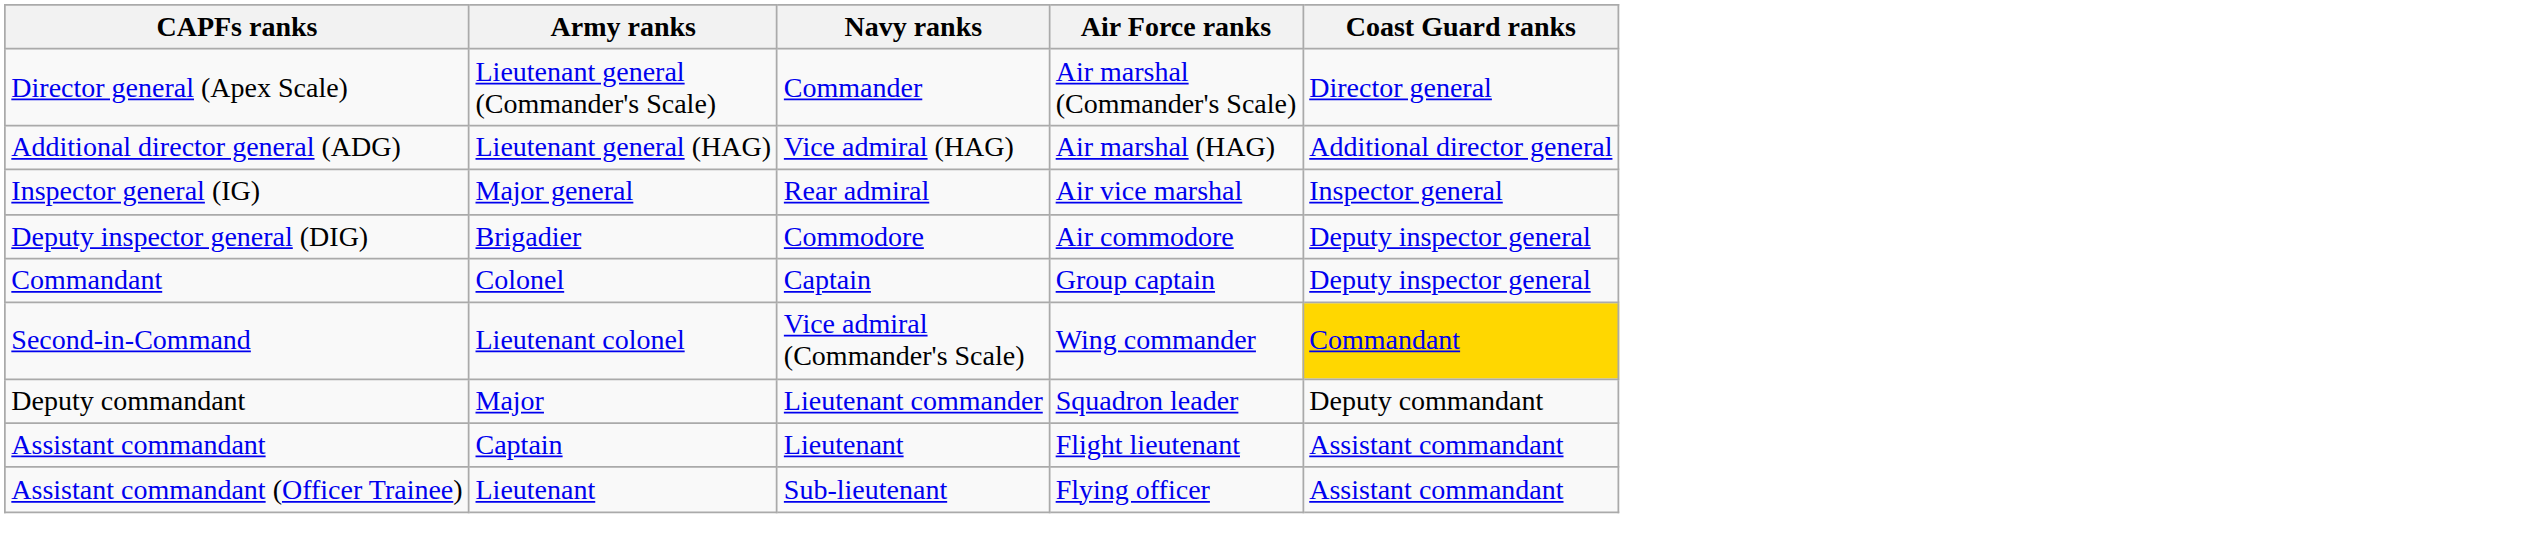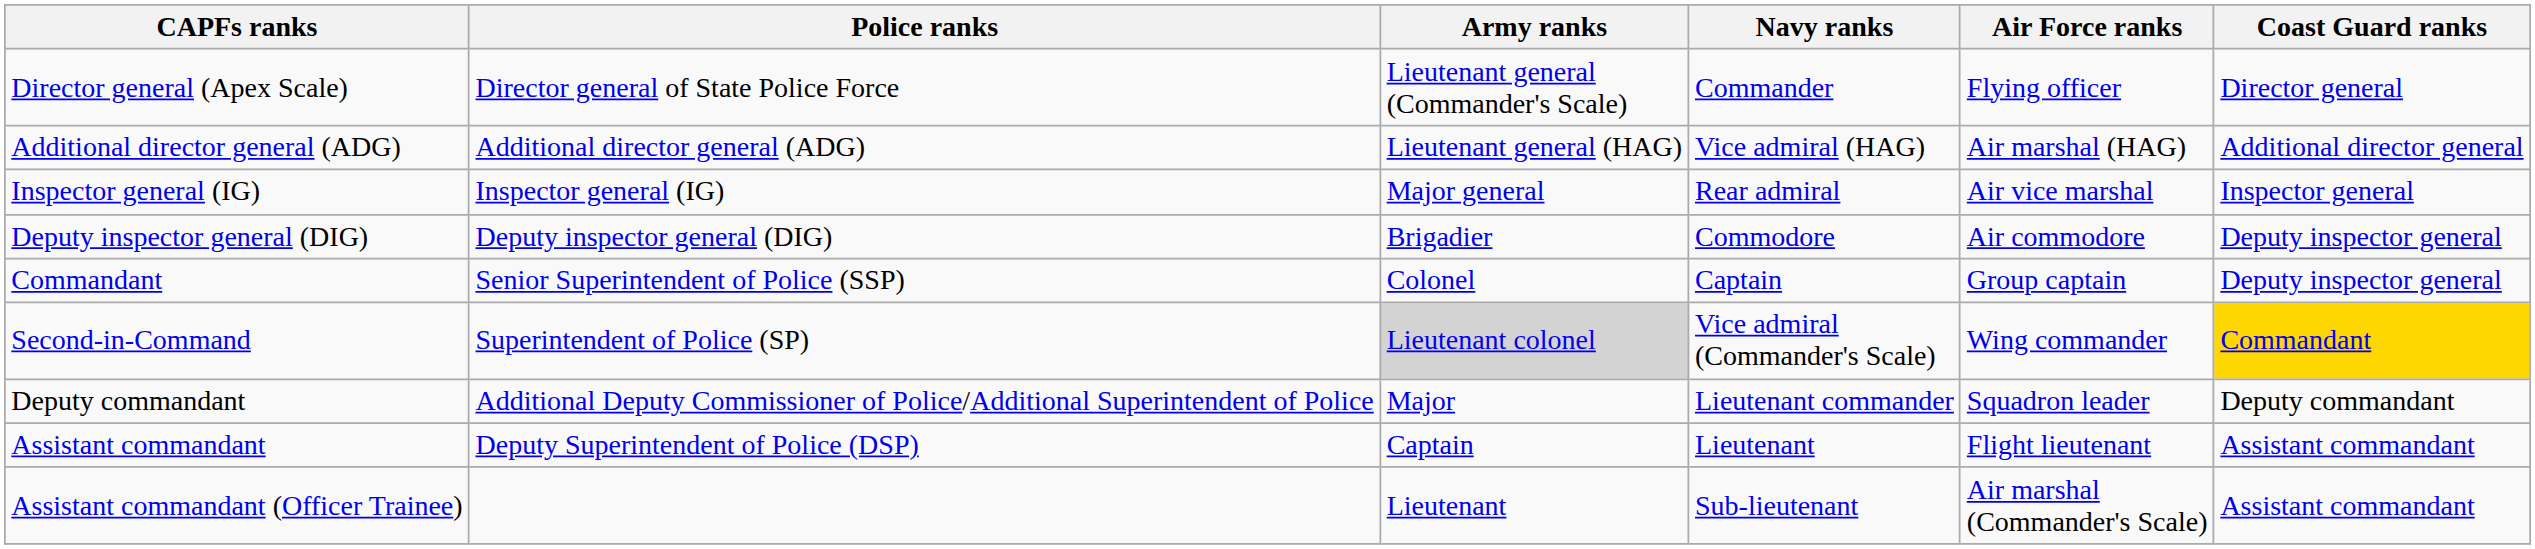+ column: (925, 26)
(1176, 86) Air marshal (Commander's Scale) -> (2044, 86) Flying officer
(580, 340) no background -> (1491, 340) lightgrey background
(1133, 489) Flying officer -> (2087, 505) Air marshal (Commander's Scale)
